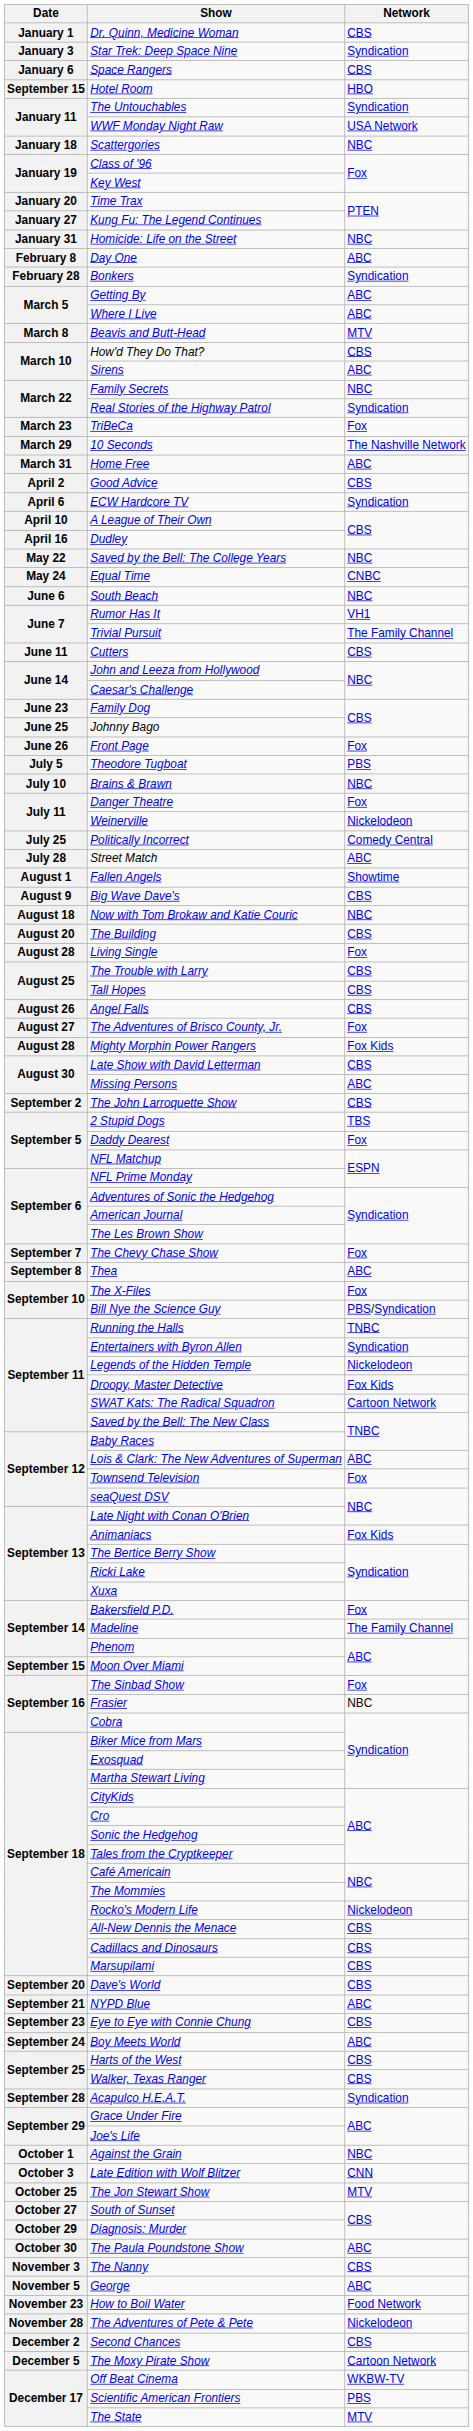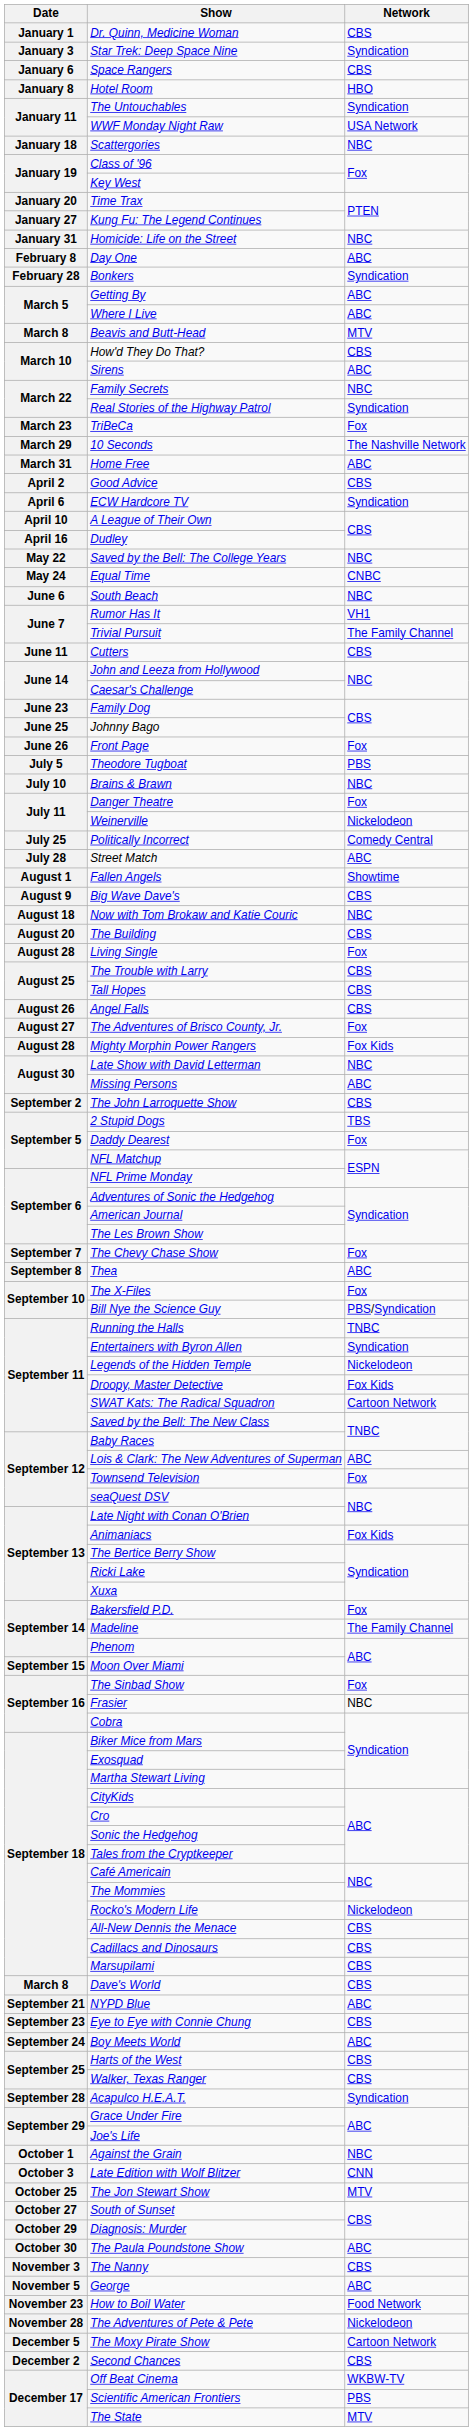(46, 88) September 15 -> (46, 88) January 8
(359, 1065) CBS -> (360, 1065) NBC
(46, 1985) September 20 -> (46, 1985) March 8
rows swapped: (135, 2342) <-> (150, 2361)
